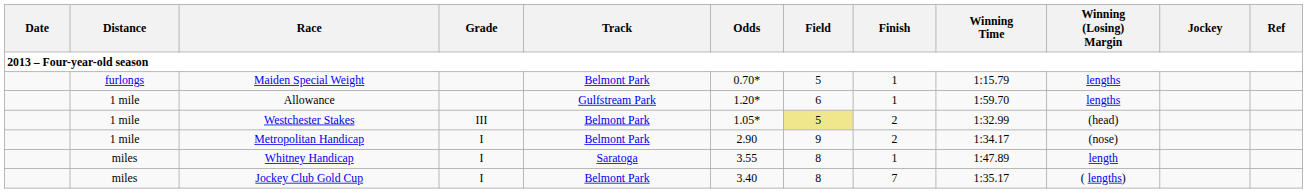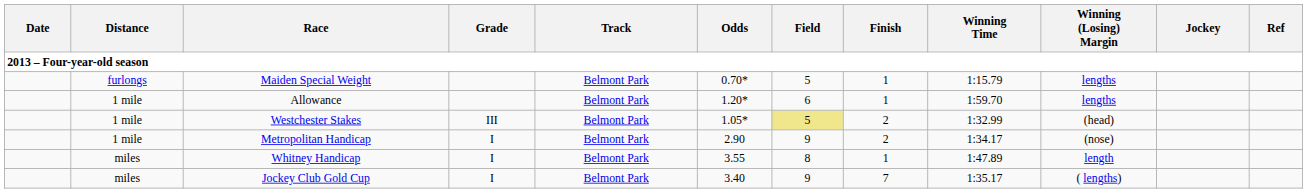(617, 100) Gulfstream Park -> (616, 100) Belmont Park
(617, 159) Saratoga -> (616, 159) Belmont Park
(818, 178) 8 -> (807, 178) 9
